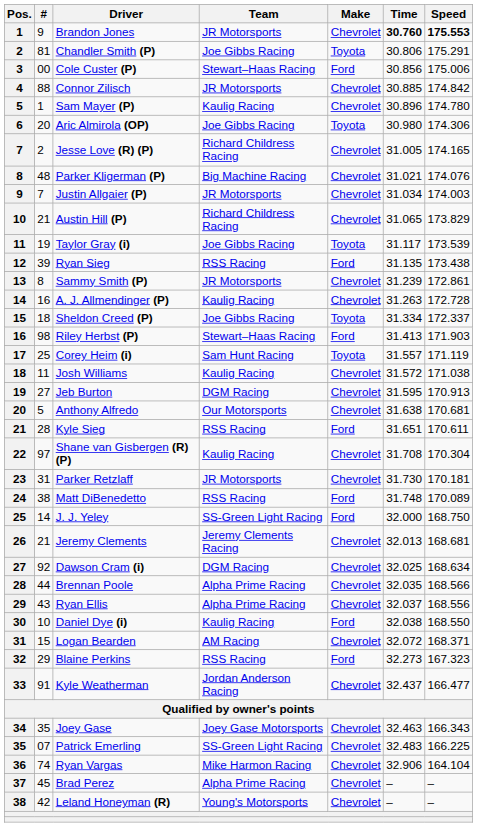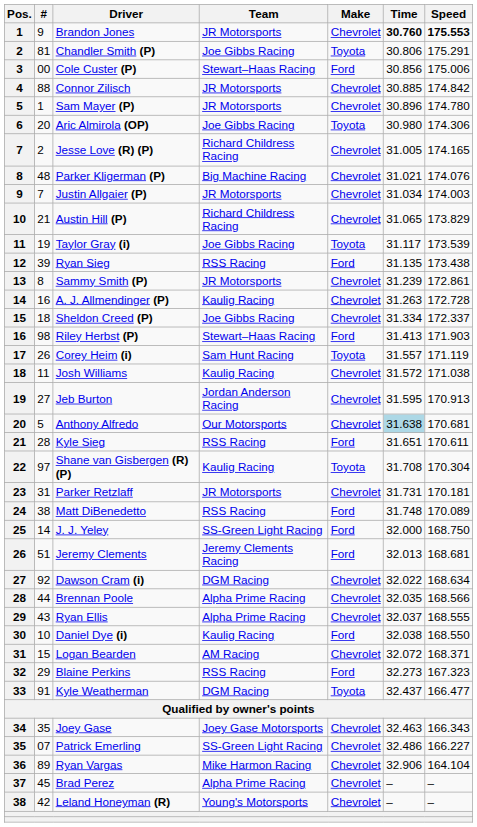(238, 106) Kaulig Racing -> (242, 106) JR Motorsports
(348, 318) Toyota -> (356, 318) Chevrolet
(44, 355) 25 -> (44, 355) 26
(236, 392) DGM Racing -> (246, 399) Jordan Anderson Racing
(404, 411) no background -> (404, 424) lightblue background
(356, 454) Chevrolet -> (348, 467) Toyota
(404, 479) 31.730 -> (404, 492) 31.731
(44, 541) 21 -> (44, 554) 51
(356, 541) Chevrolet -> (343, 554) Ford
(404, 566) 32.025 -> (404, 580) 32.022
(449, 604) 168.556 -> (449, 617) 168.555
(246, 684) Jordan Anderson Racing -> (236, 691) DGM Racing
(356, 684) Chevrolet -> (348, 691) Toyota
(404, 746) 32.483 -> (404, 746) 32.486
(449, 746) 166.225 -> (449, 746) 166.227
(44, 765) 74 -> (44, 765) 89
